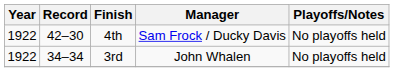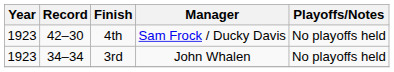(22, 35) 1922 -> (22, 35) 1923
(22, 56) 1922 -> (22, 56) 1923
